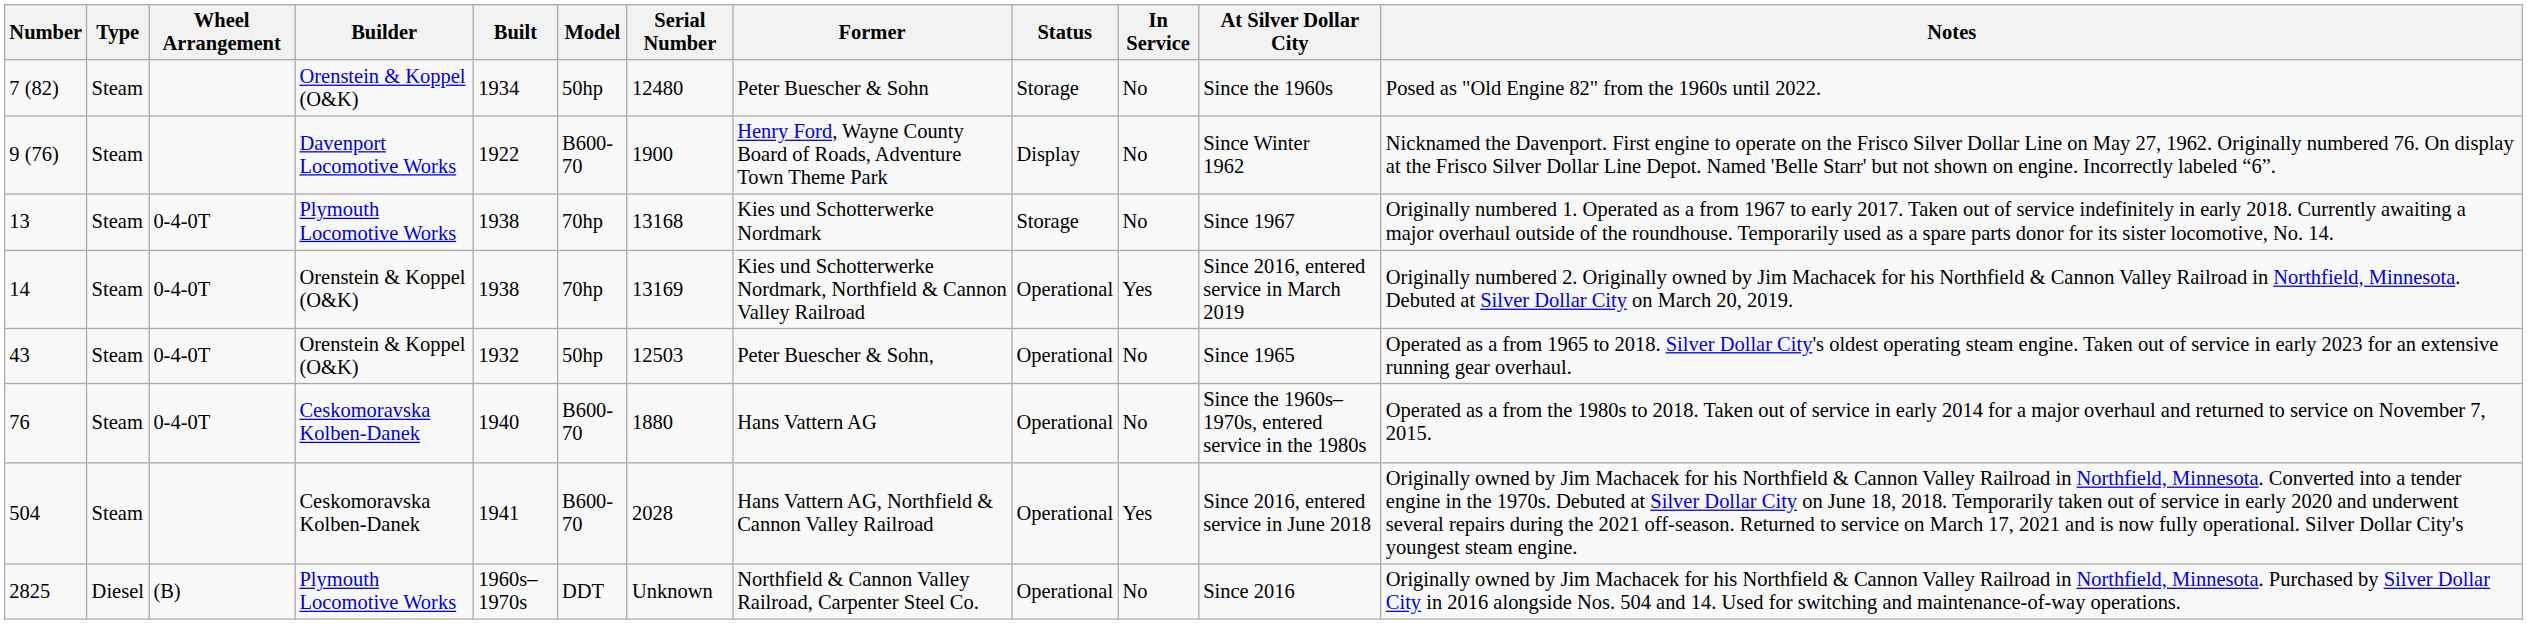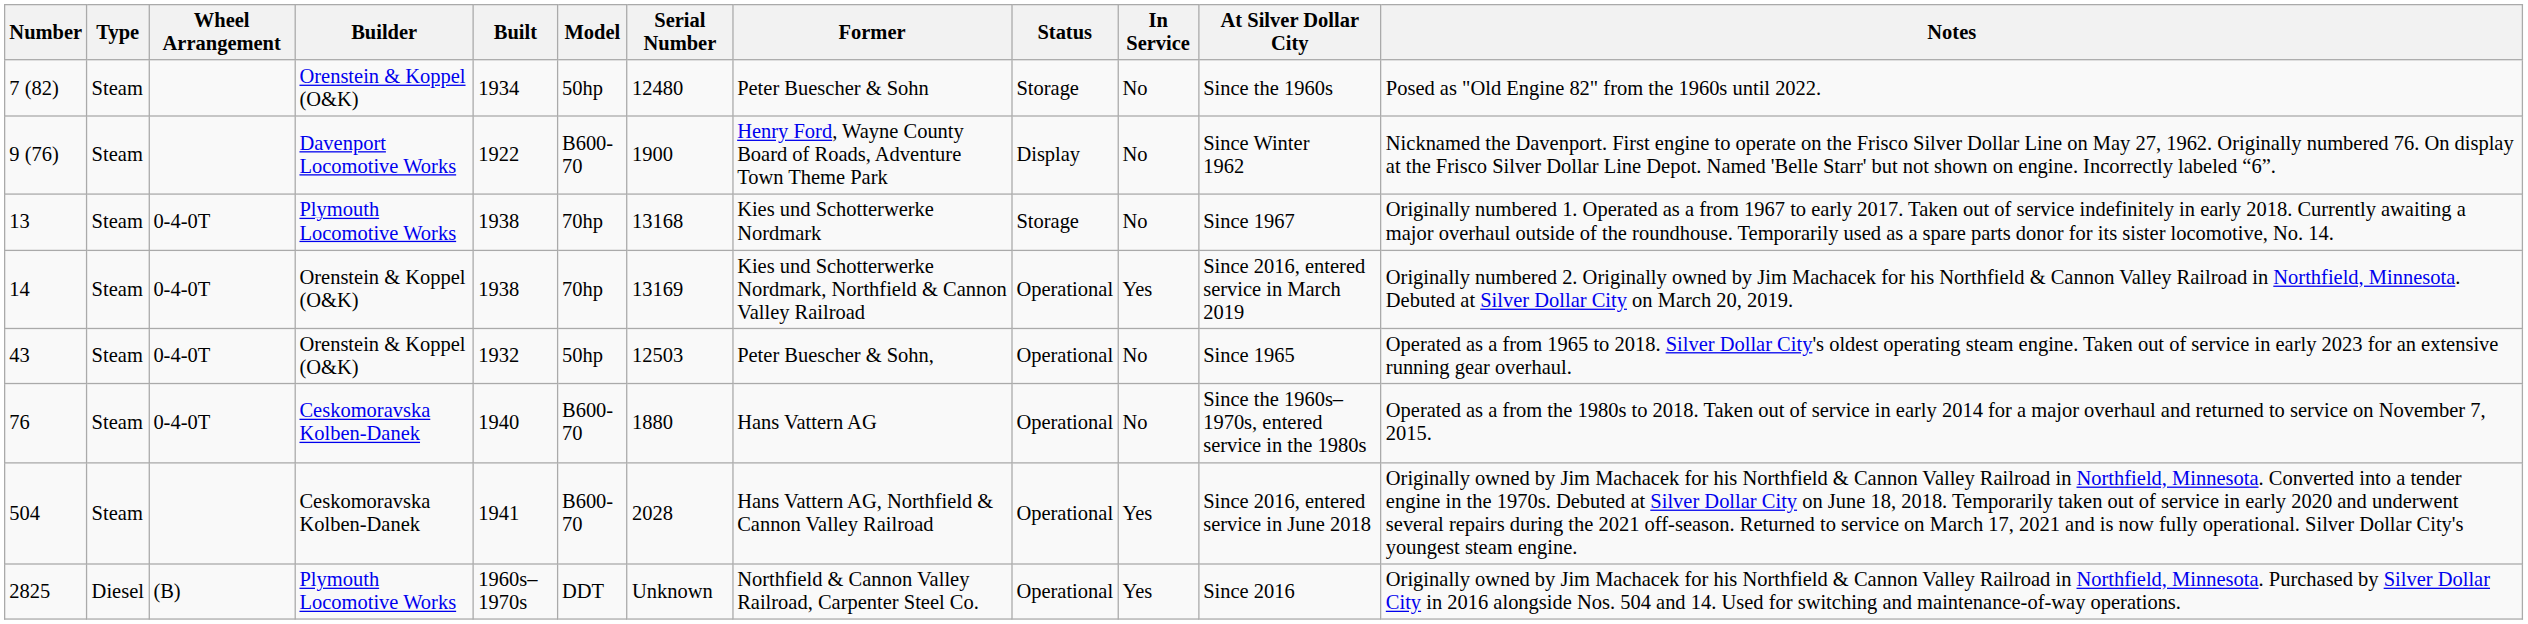(1135, 591) No -> (1137, 591) Yes
